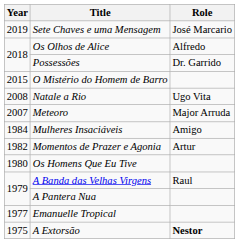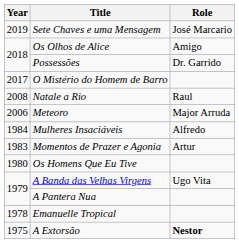(189, 46) Alfredo -> (187, 46) Amigo
(17, 79) 2015 -> (17, 79) 2017
(192, 96) Ugo Vita -> (182, 96) Raul
(17, 113) 2007 -> (17, 113) 2006
(187, 130) Amigo -> (189, 130) Alfredo
(17, 146) 1982 -> (17, 146) 1983
(182, 180) Raul -> (192, 180) Ugo Vita
(17, 213) 1977 -> (17, 213) 1978
